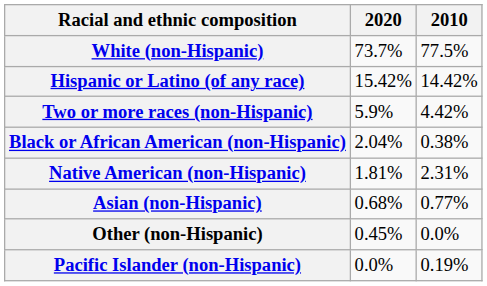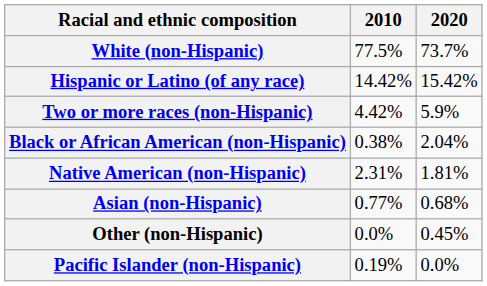columns swapped: (449, 20) <-> (383, 20)
